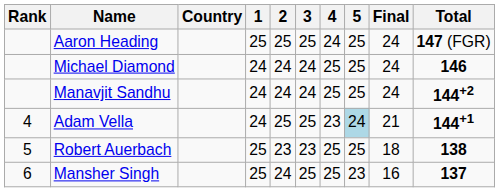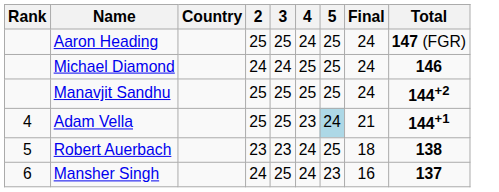- column: (258, 16)
(283, 93) 24 -> (258, 93) 25
(307, 93) 24 -> (283, 93) 25
(332, 149) 25 -> (307, 149) 24
(332, 174) 25 -> (307, 174) 24
